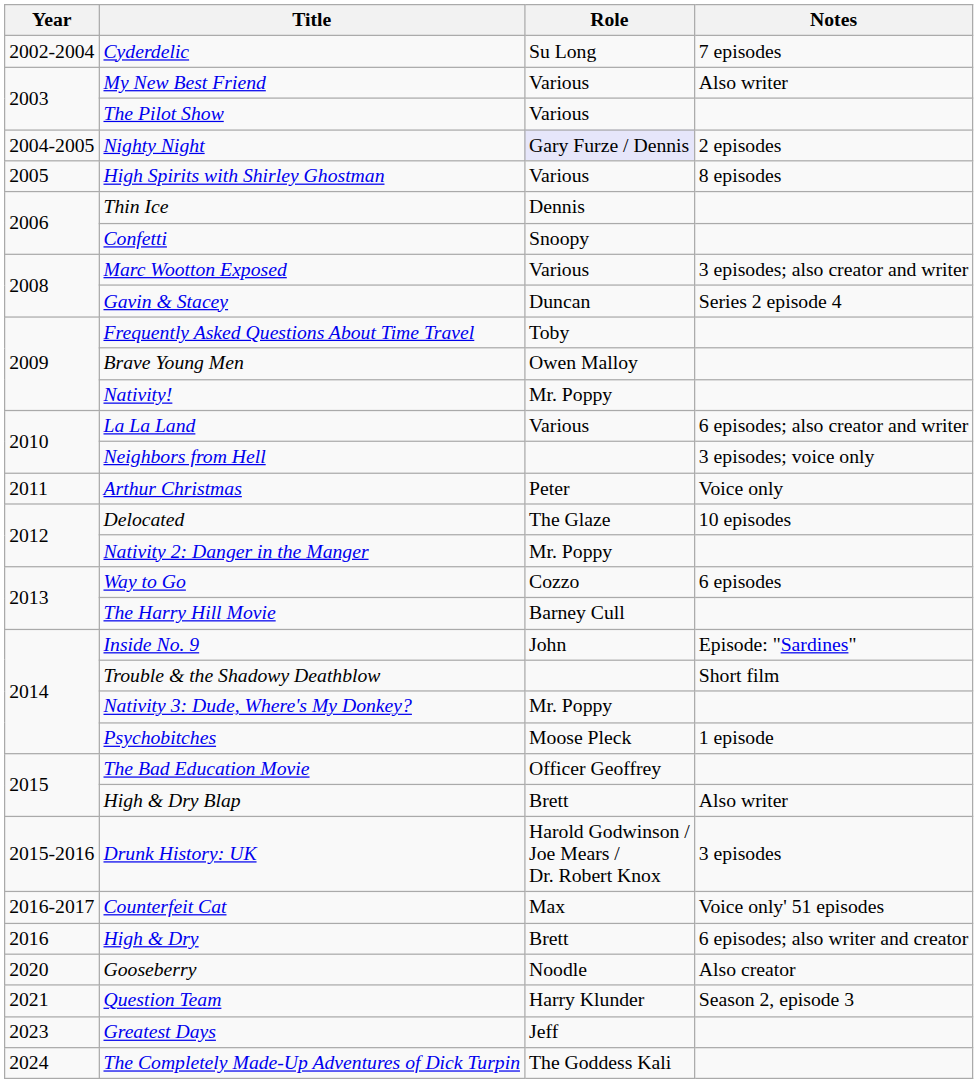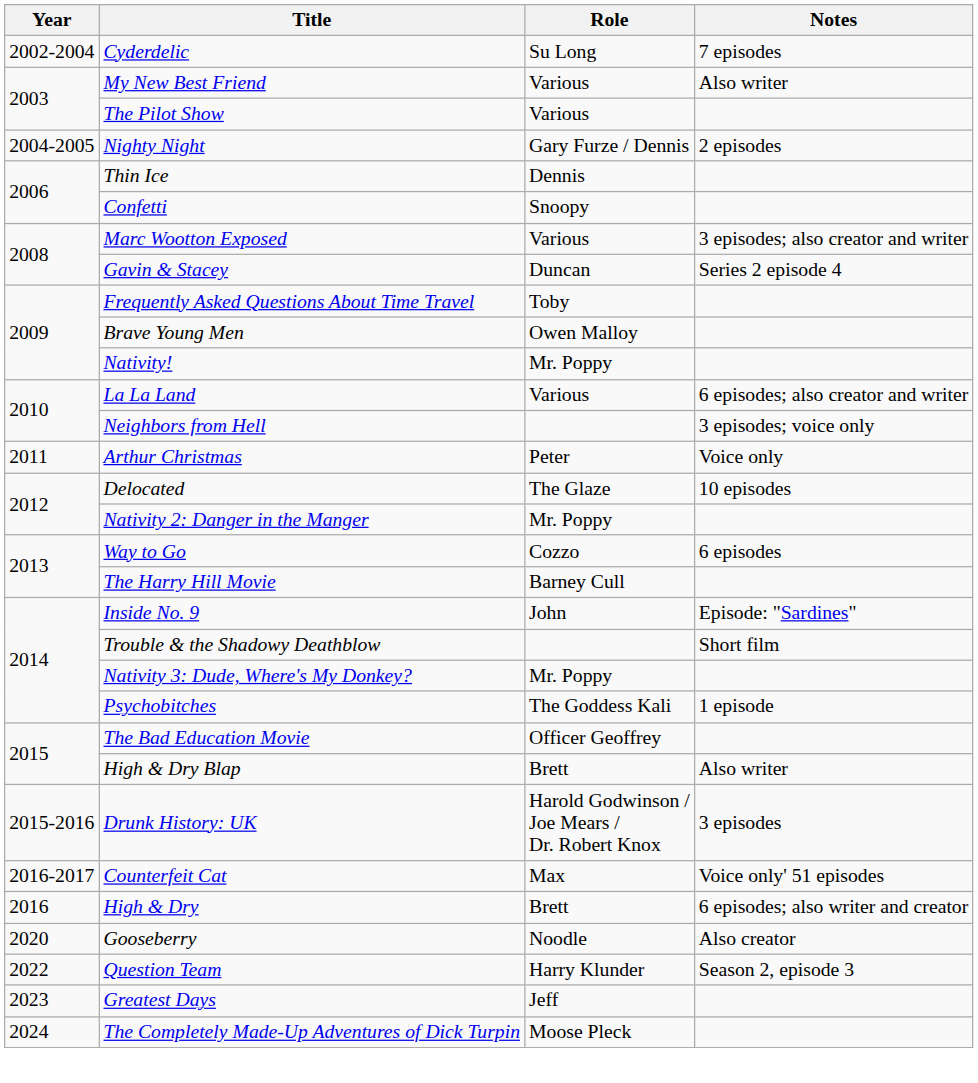(609, 144) lavender background -> (609, 144) no background
- row: (244, 176)
(580, 737) Moose Pleck -> (600, 706) The Goddess Kali
(29, 1000) 2021 -> (29, 969) 2022
(600, 1063) The Goddess Kali -> (580, 1031) Moose Pleck
